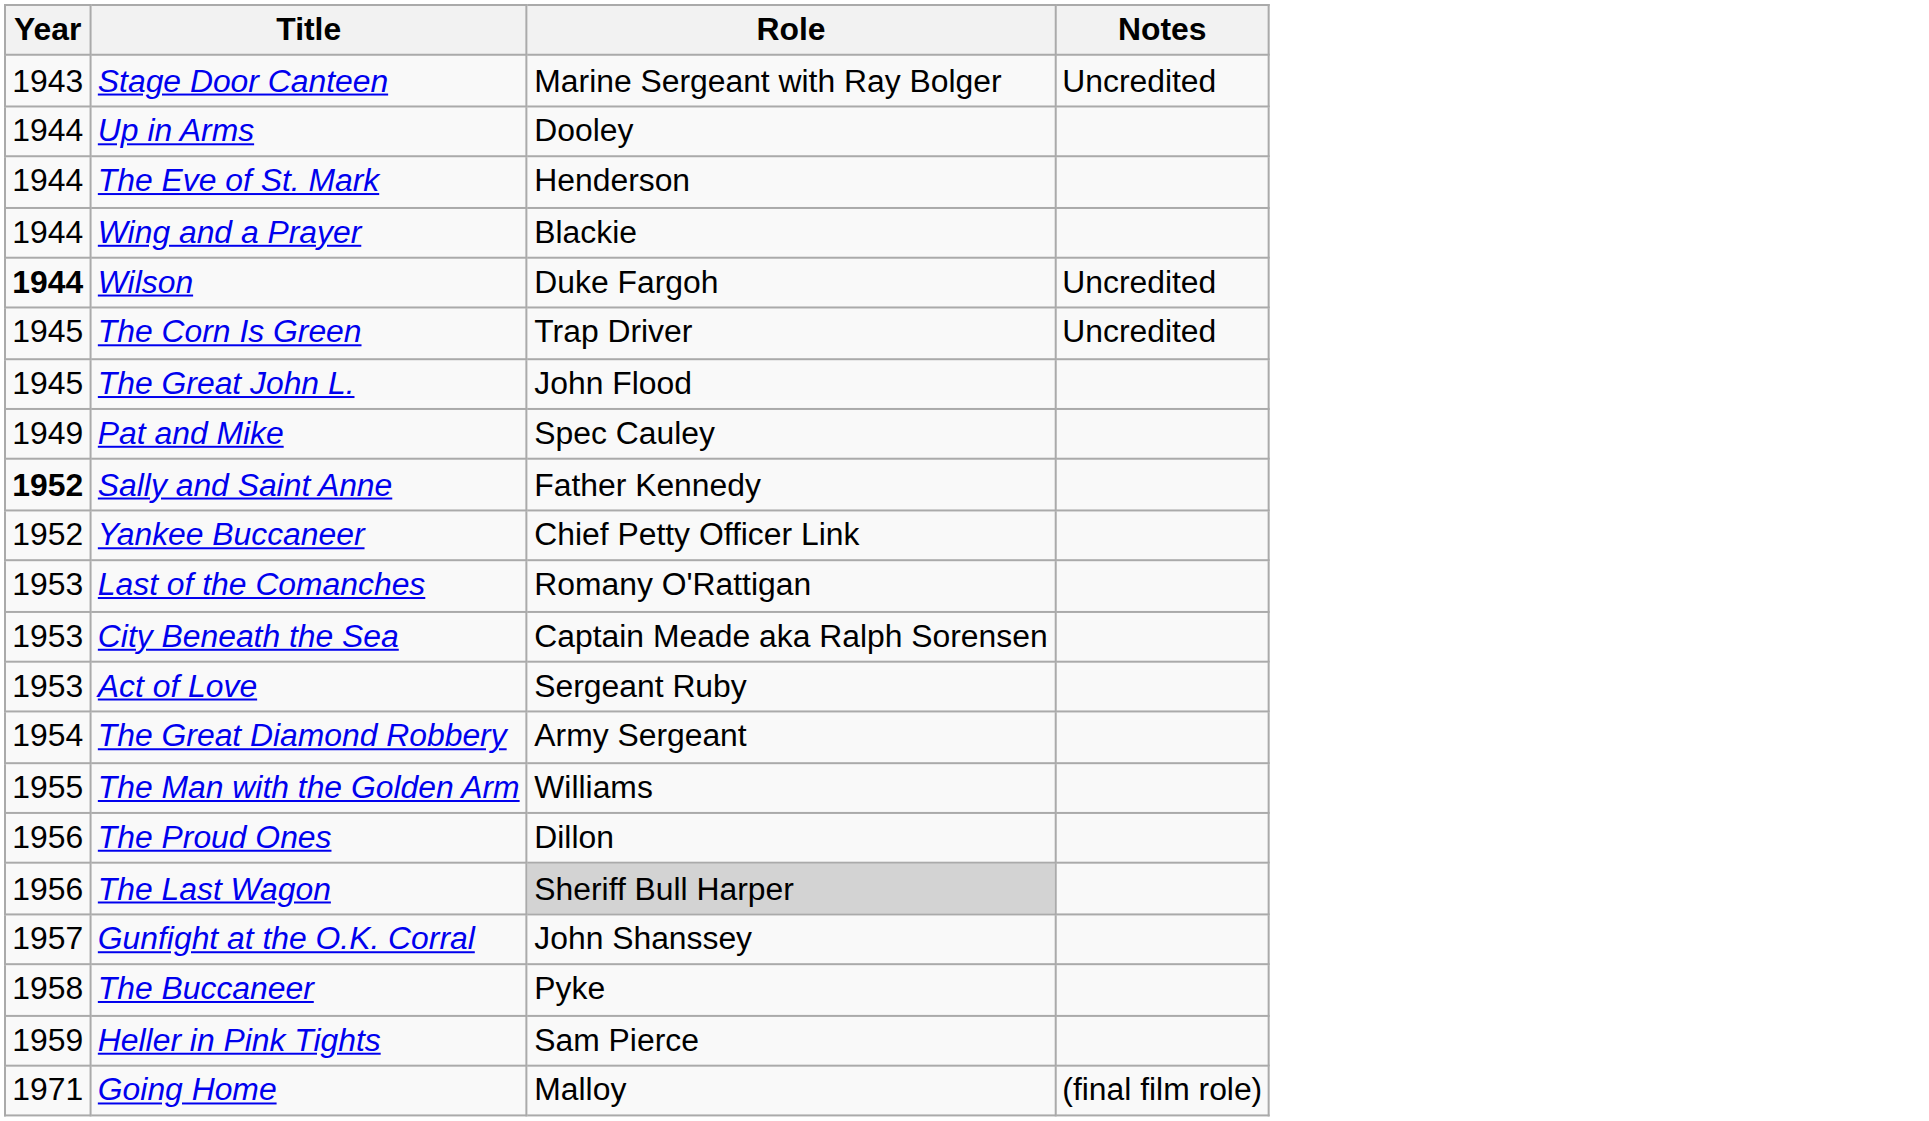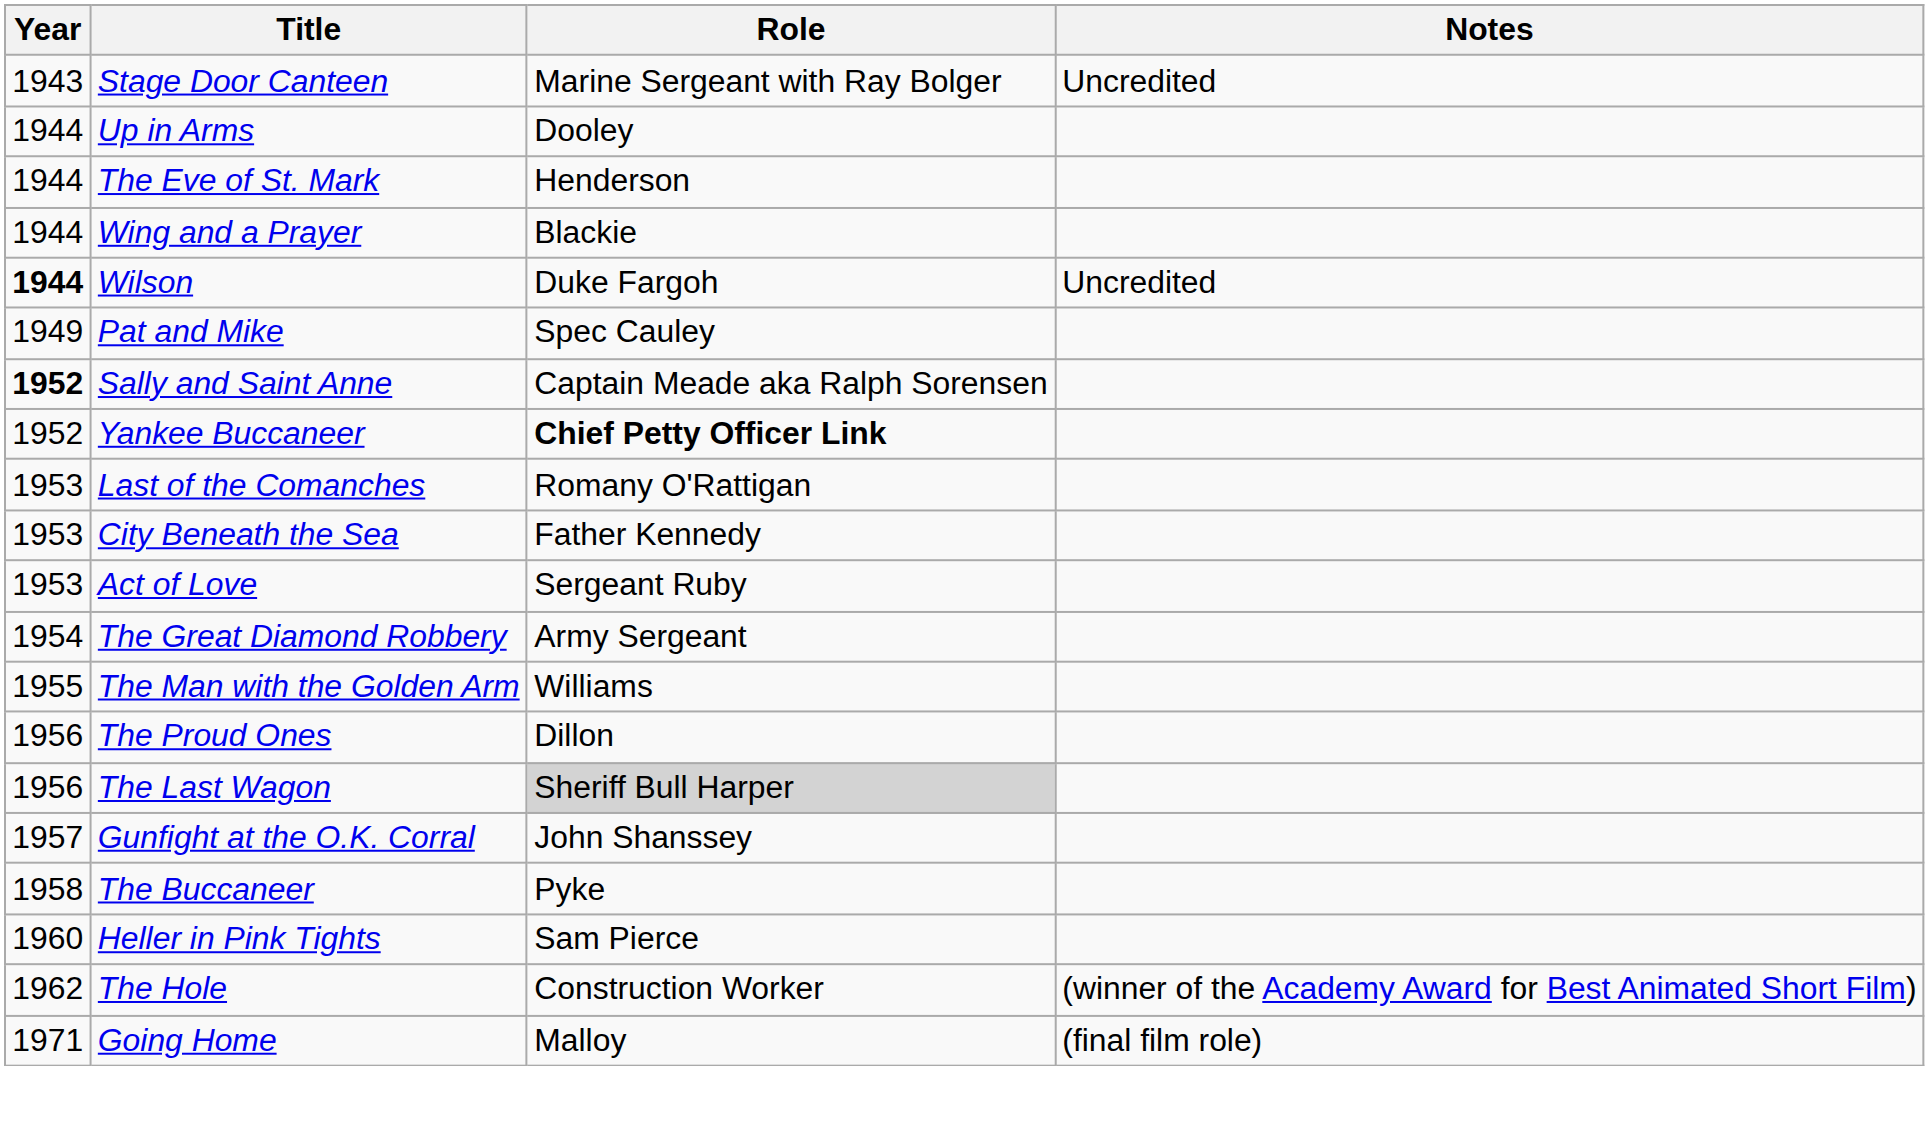- row: (230, 332)
- row: (226, 383)
(648, 484) Father Kennedy -> (791, 383) Captain Meade aka Ralph Sorensen
(697, 534) normal -> (710, 433) bold
(791, 635) Captain Meade aka Ralph Sorensen -> (648, 534) Father Kennedy
(48, 1039) 1959 -> (48, 938) 1960
+ row: (162, 989)
